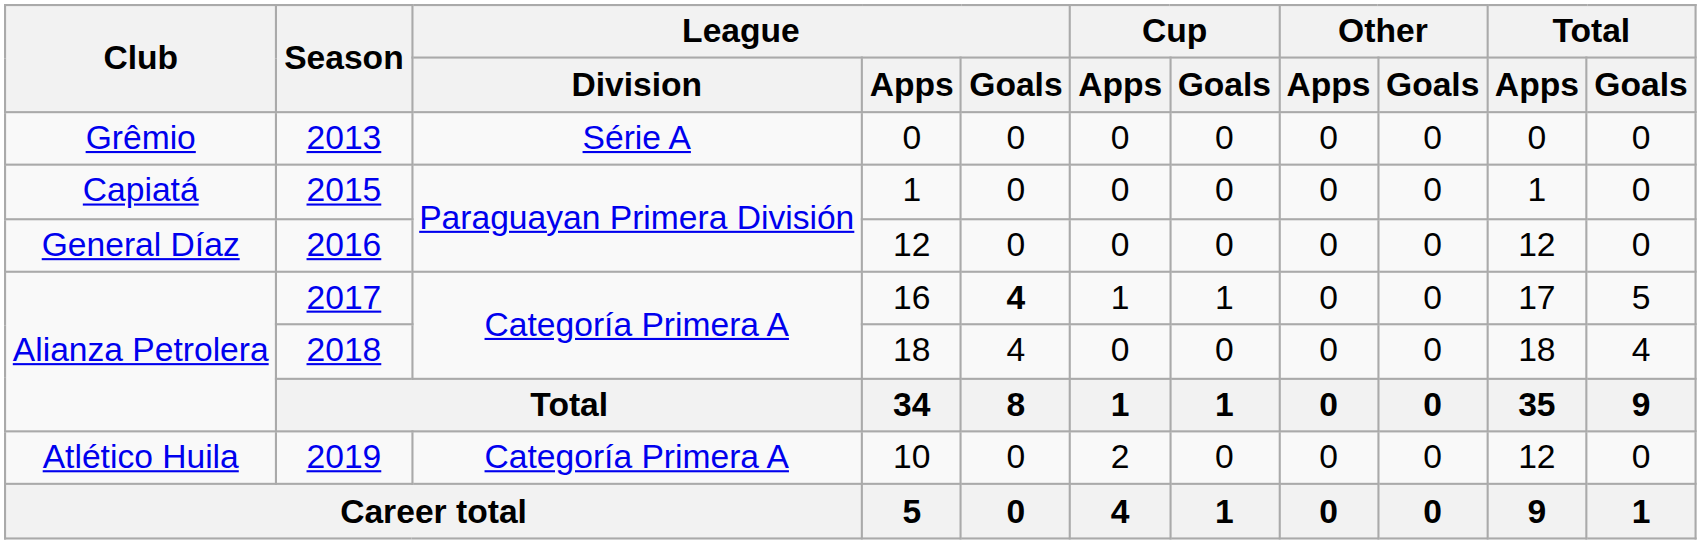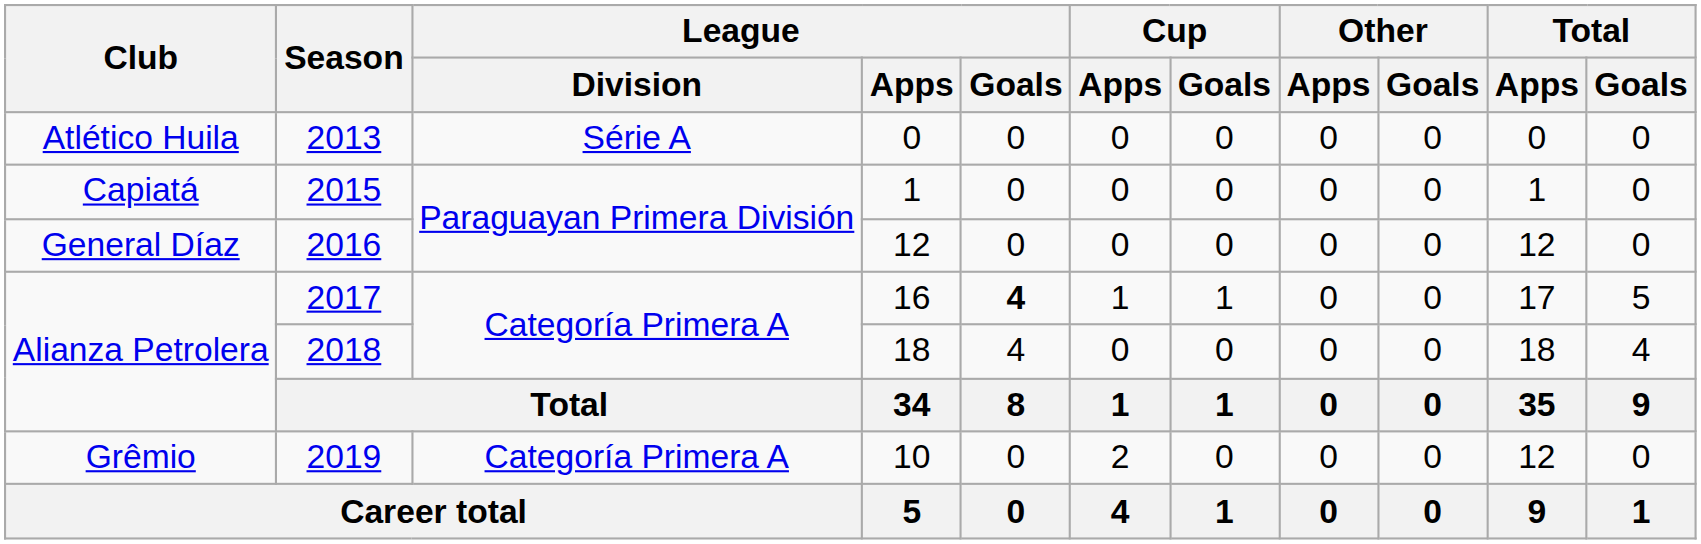(141, 137) Grêmio -> (141, 137) Atlético Huila
(141, 457) Atlético Huila -> (141, 457) Grêmio
